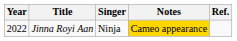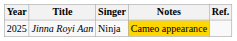(17, 28) 2022 -> (17, 28) 2025
